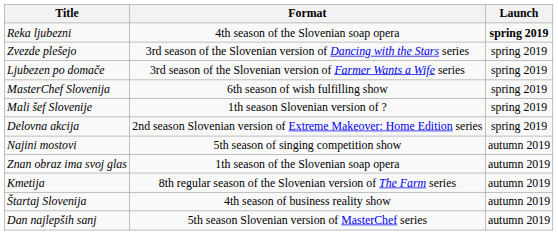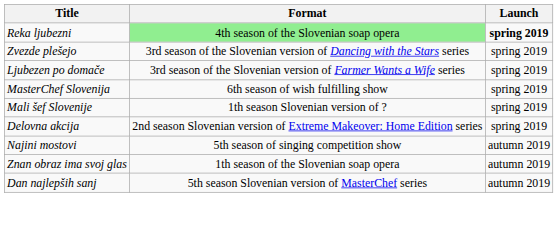(307, 32) no background -> (307, 32) lightgreen background
- row: (26, 182)
- row: (47, 201)
